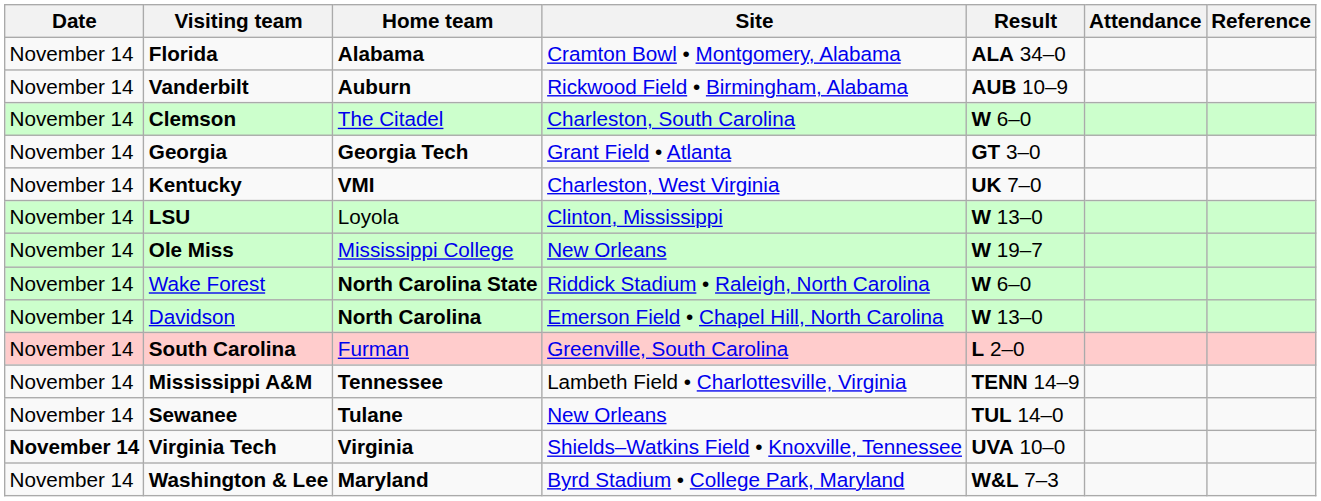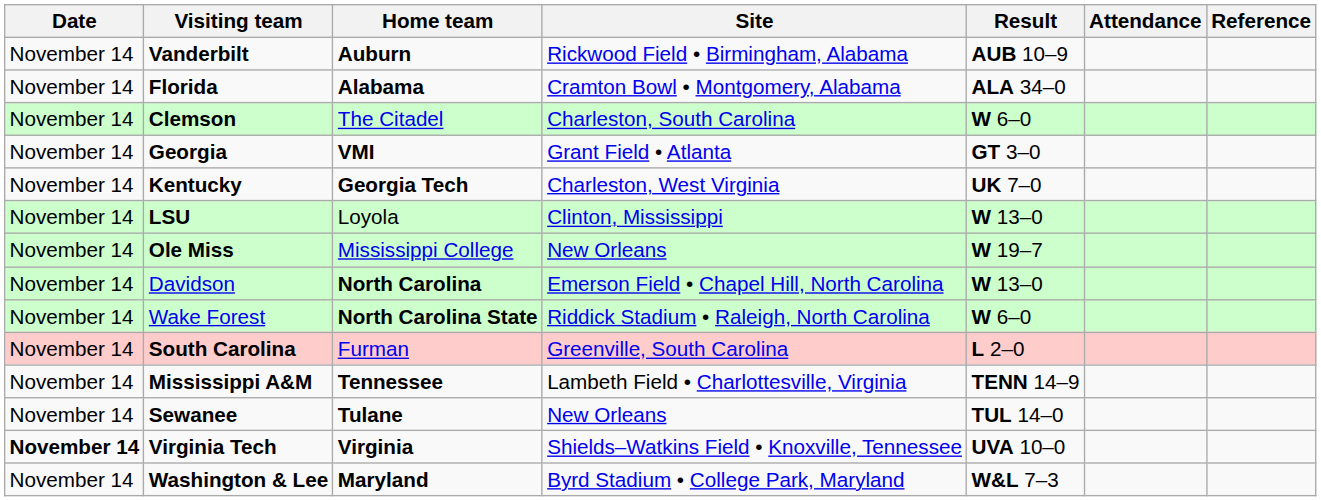rows swapped: (183, 54) <-> (199, 87)
(403, 152) Georgia Tech -> (356, 152) VMI
(356, 185) VMI -> (403, 185) Georgia Tech
rows swapped: (192, 316) <-> (207, 283)
